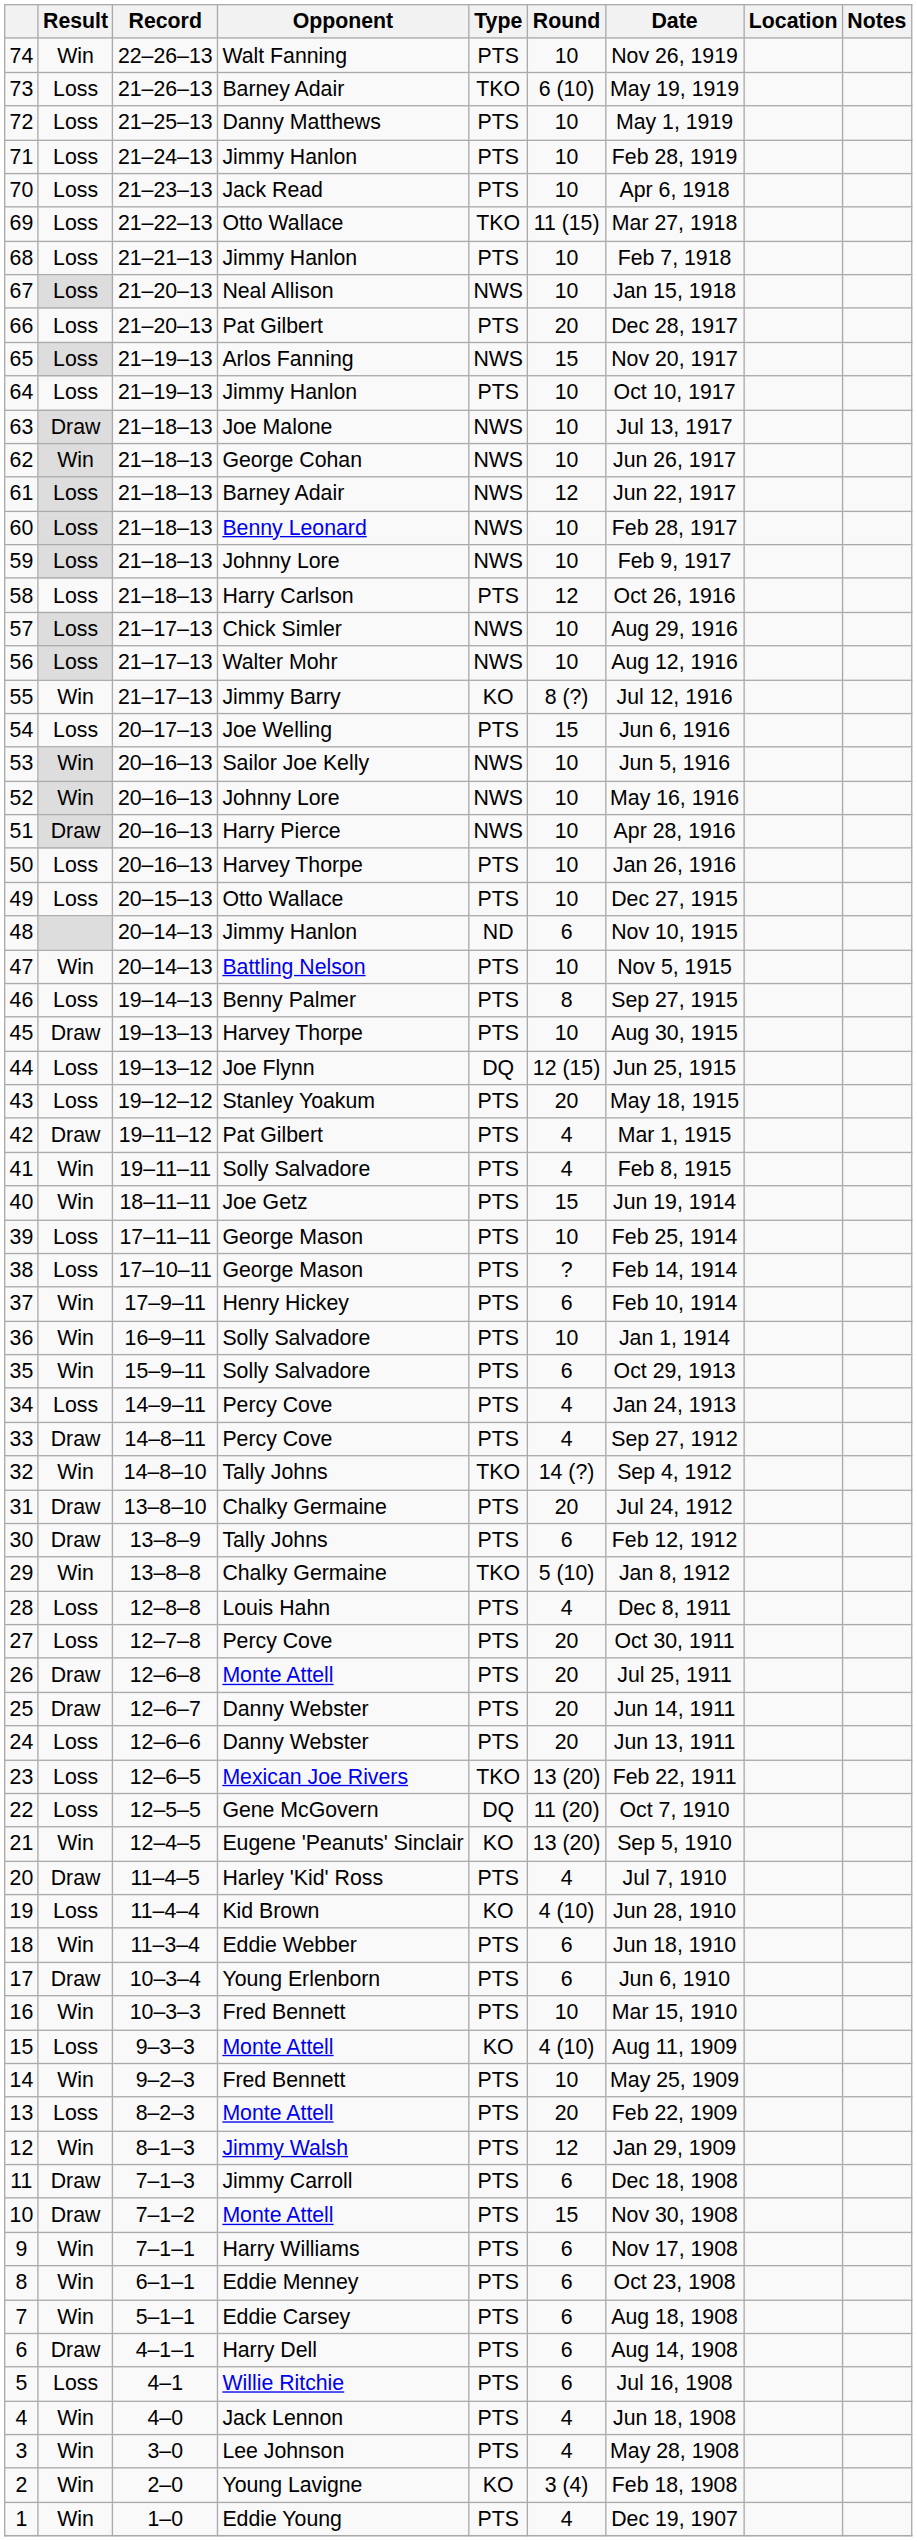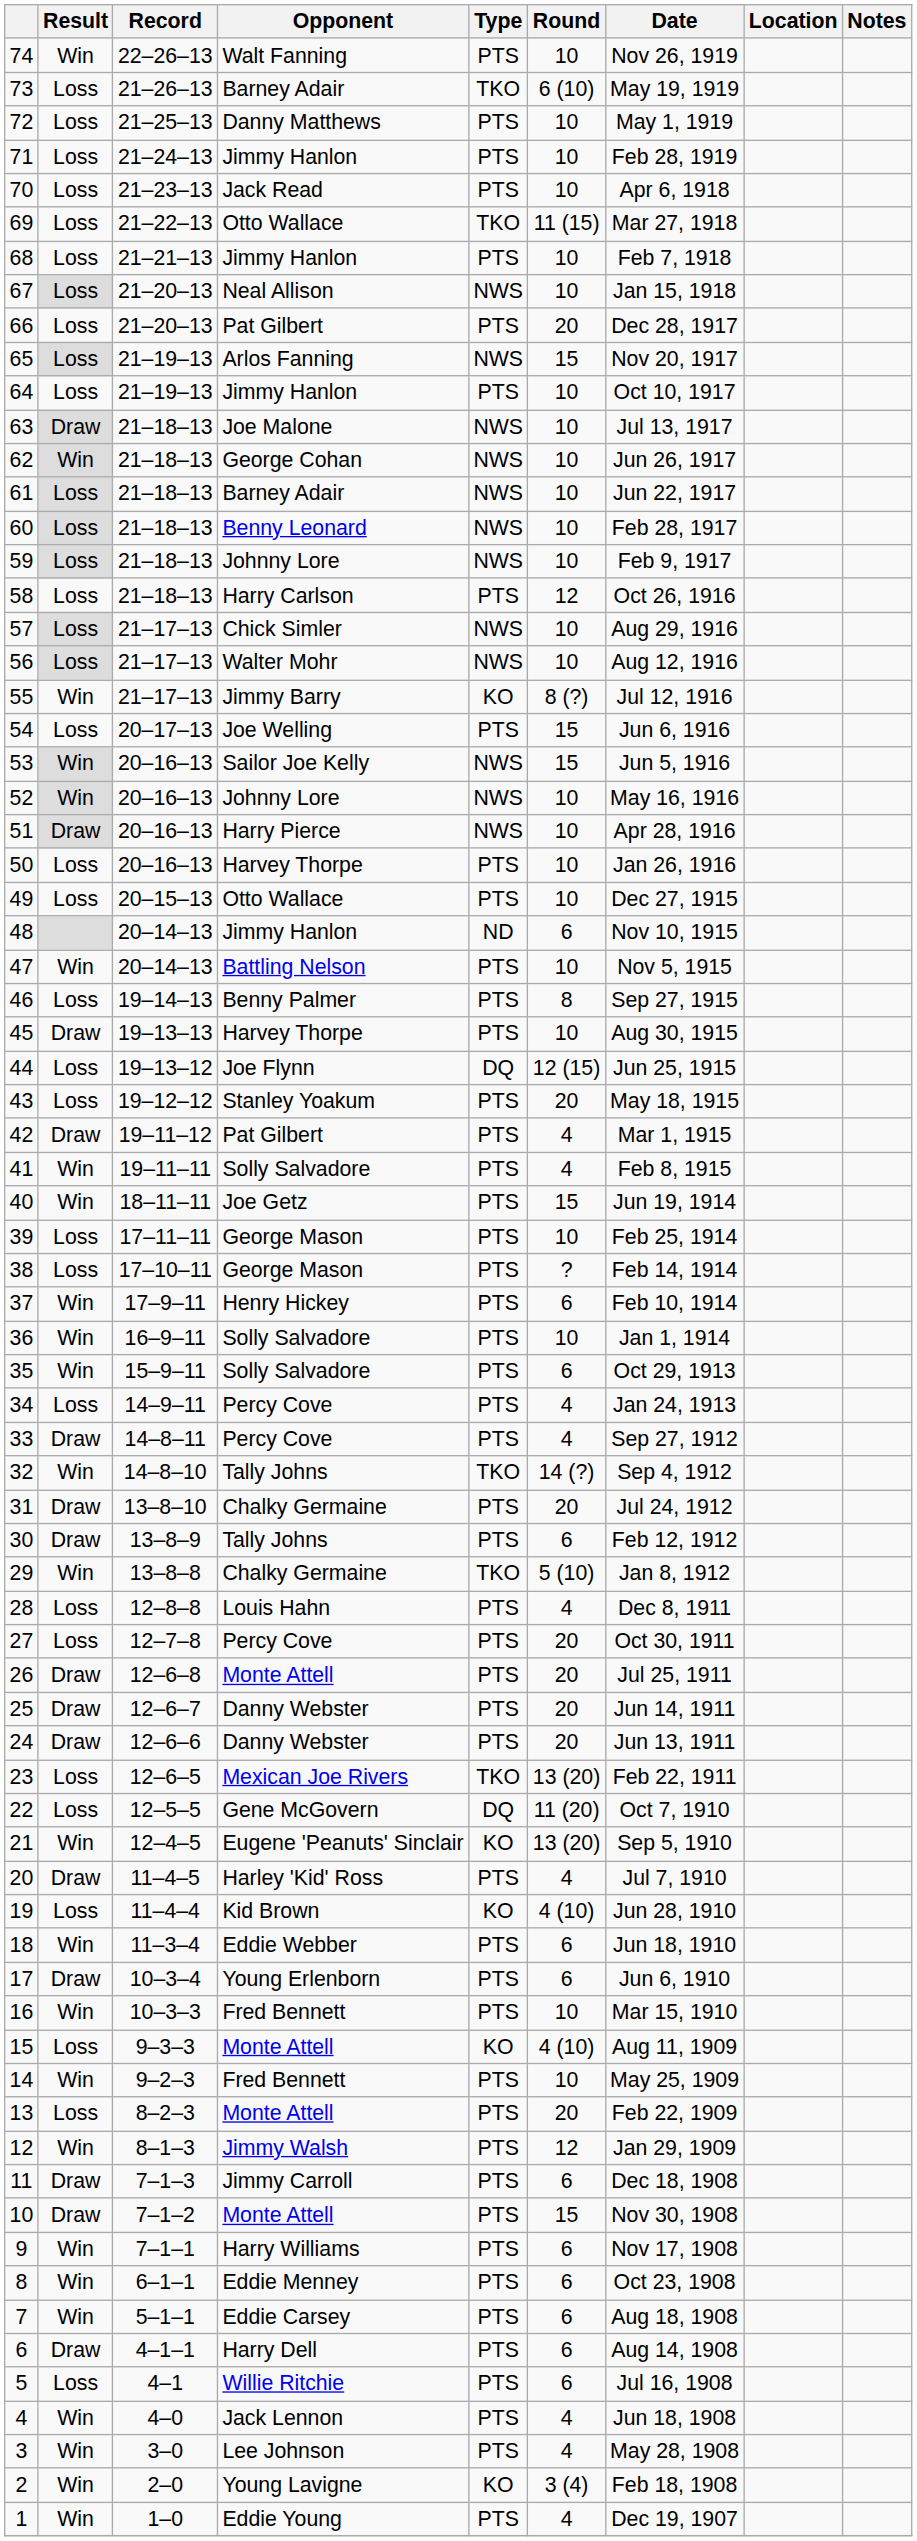(567, 493) 12 -> (567, 493) 10
(567, 763) 10 -> (567, 763) 15
(76, 1742) Loss -> (76, 1742) Draw
